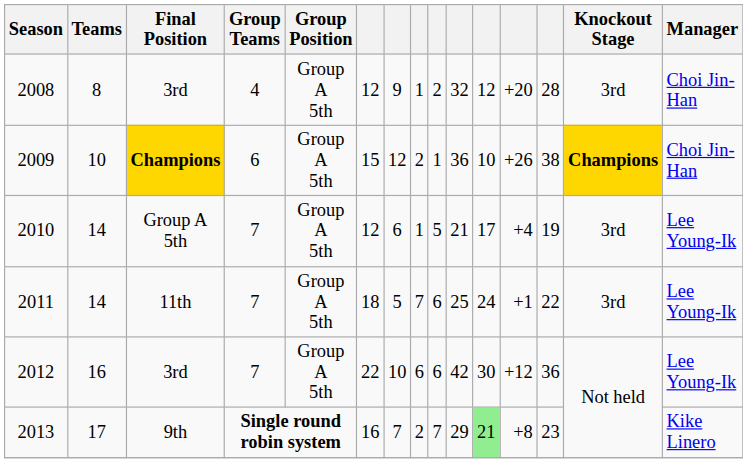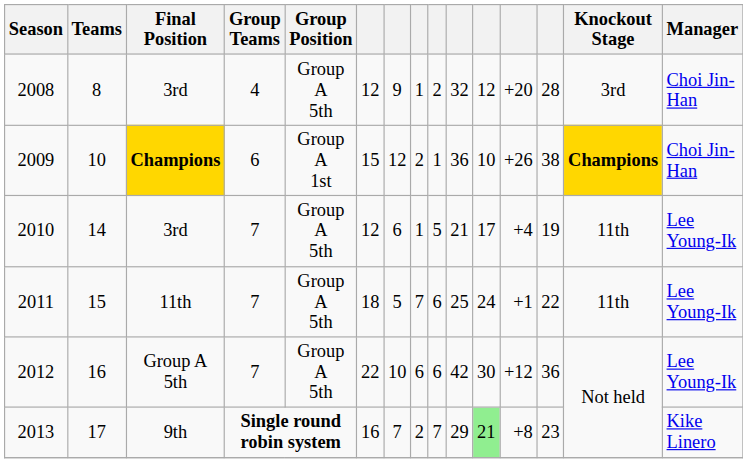(321, 160) Group A 5th -> (321, 160) Group A 1st
(175, 230) Group A 5th -> (175, 230) 3rd
(613, 230) 3rd -> (613, 230) 11th
(97, 301) 14 -> (97, 301) 15
(613, 301) 3rd -> (613, 301) 11th
(175, 371) 3rd -> (175, 371) Group A 5th
